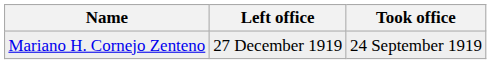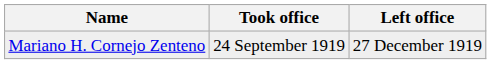columns swapped: (416, 17) <-> (278, 17)
